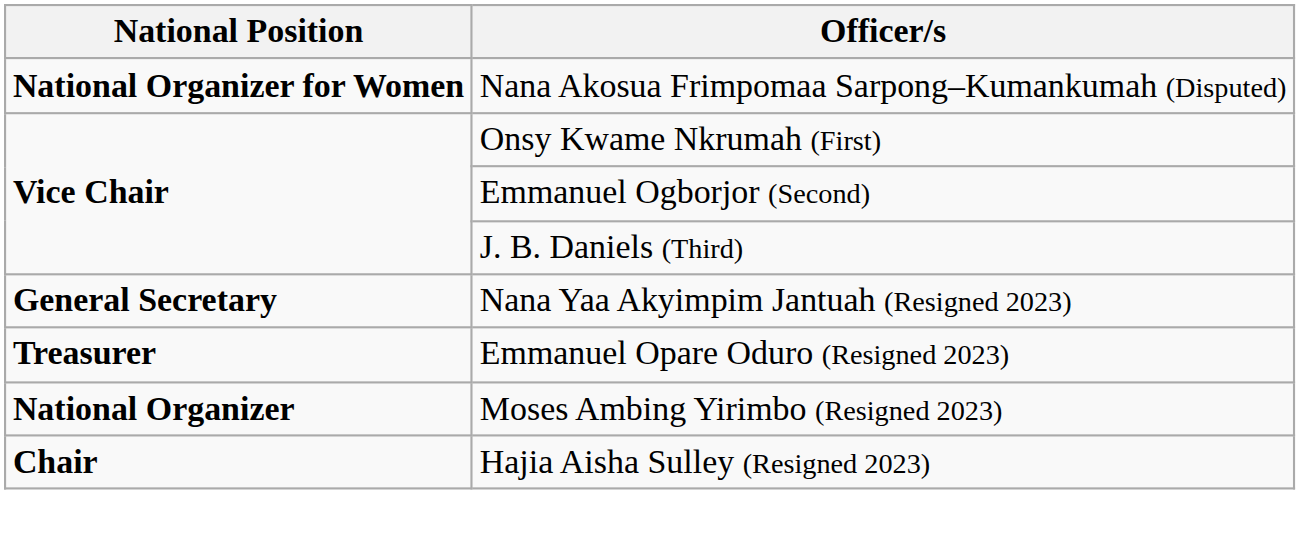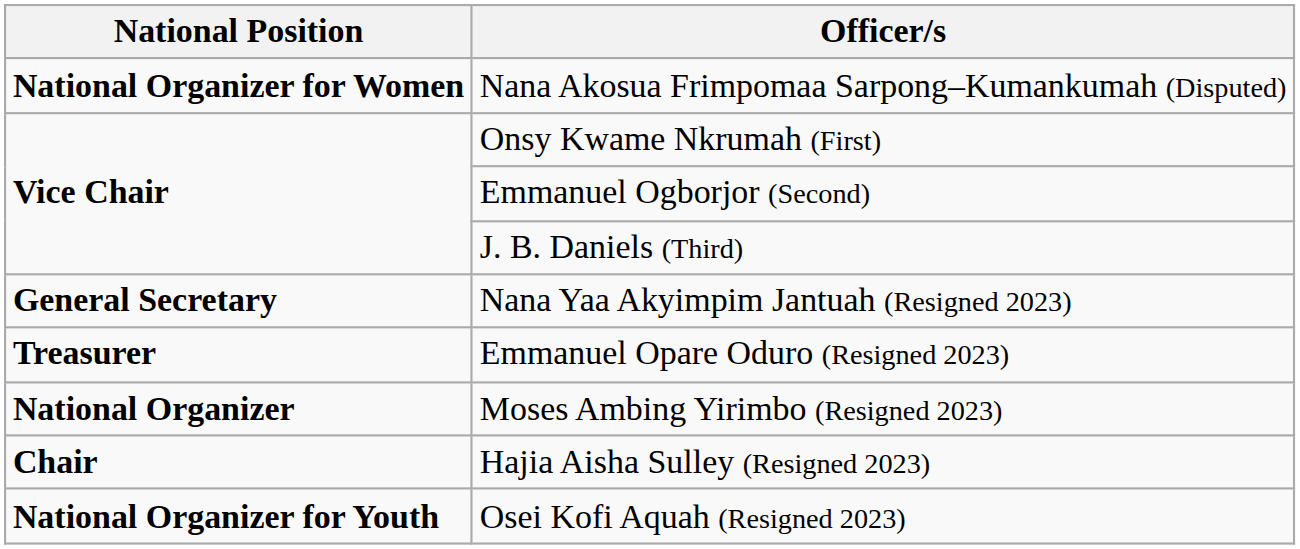+ row: (693, 515)
